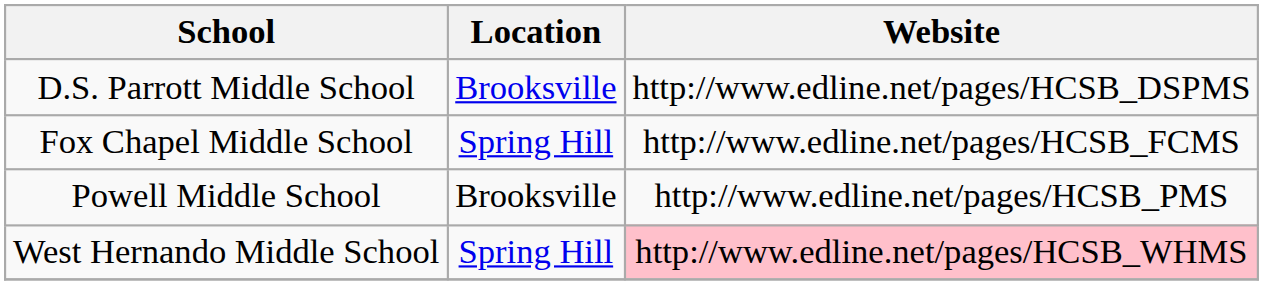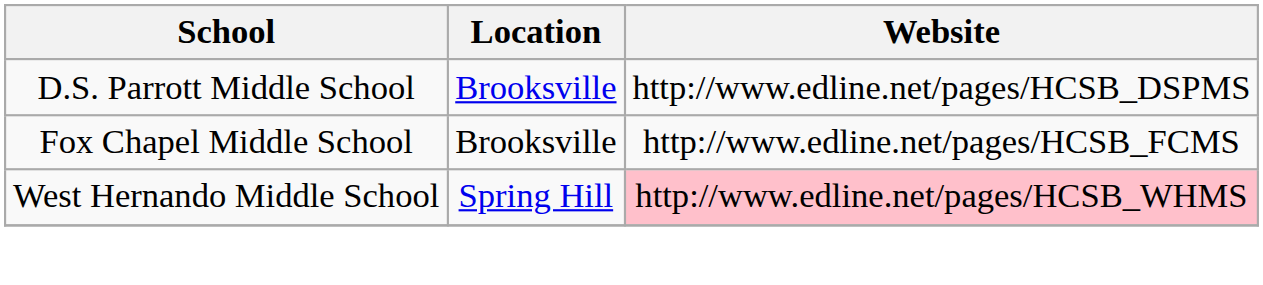(536, 141) Spring Hill -> (536, 141) Brooksville
- row: (226, 196)
